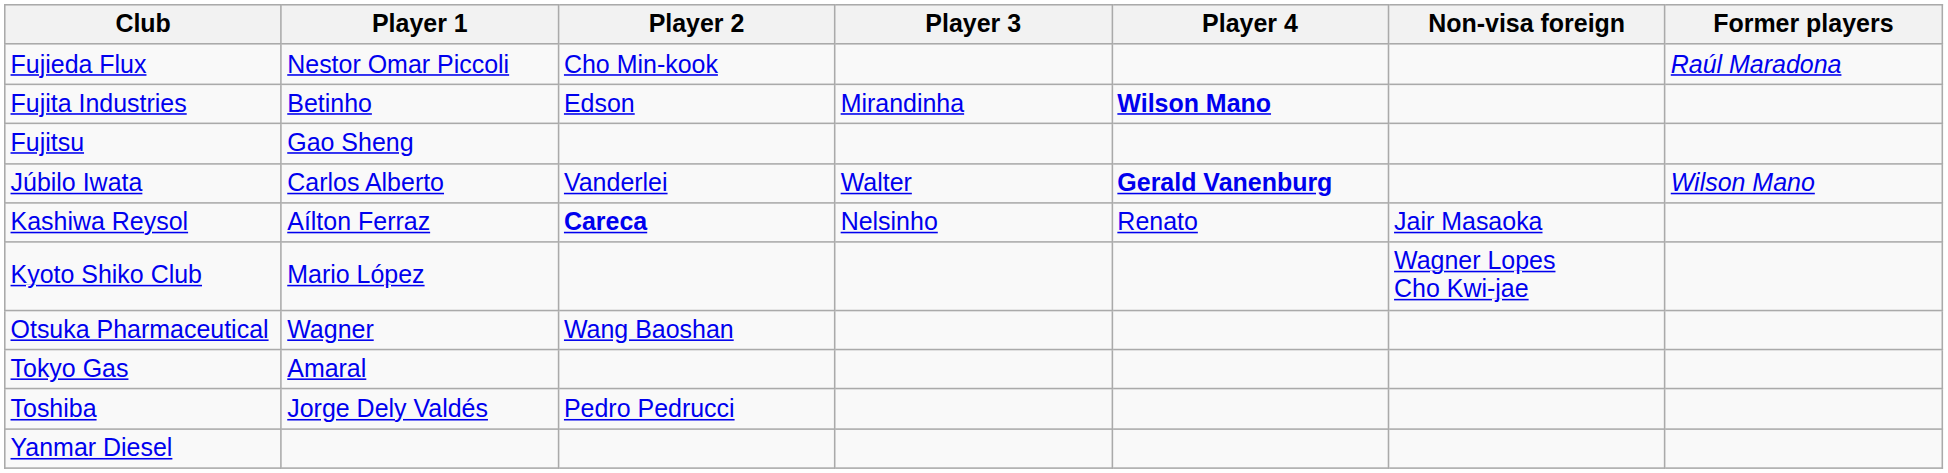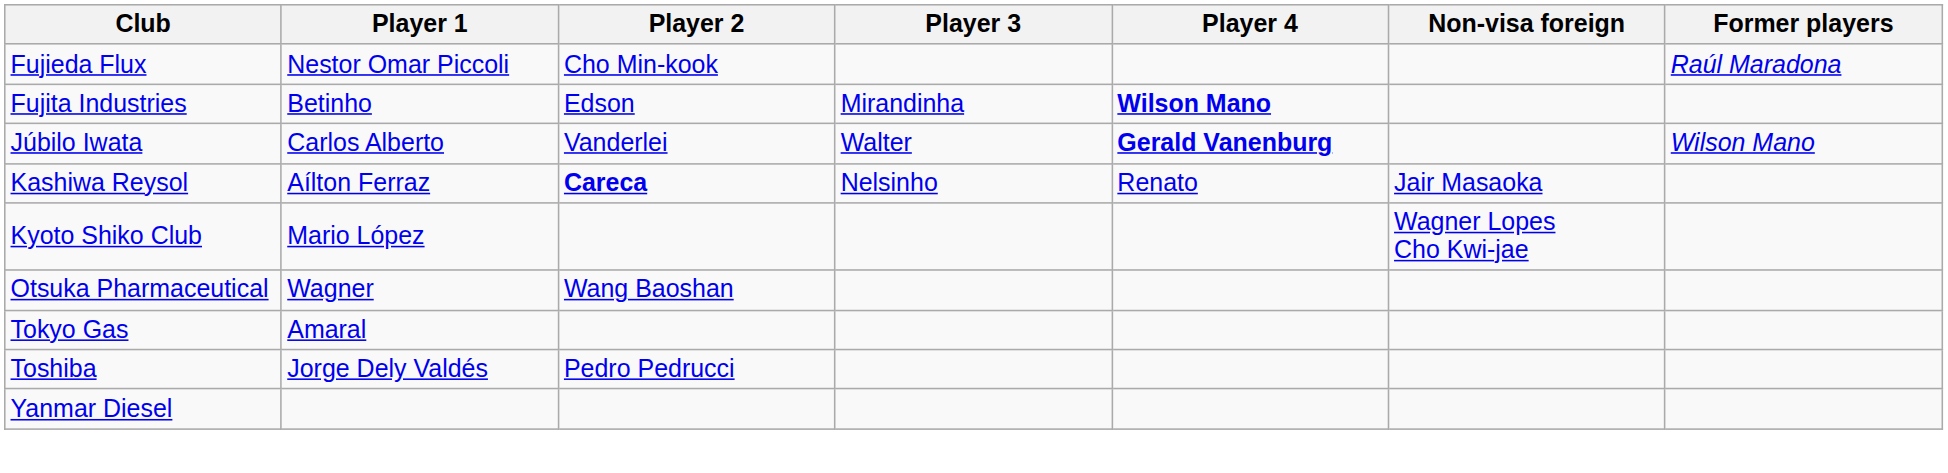- row: (47, 143)
